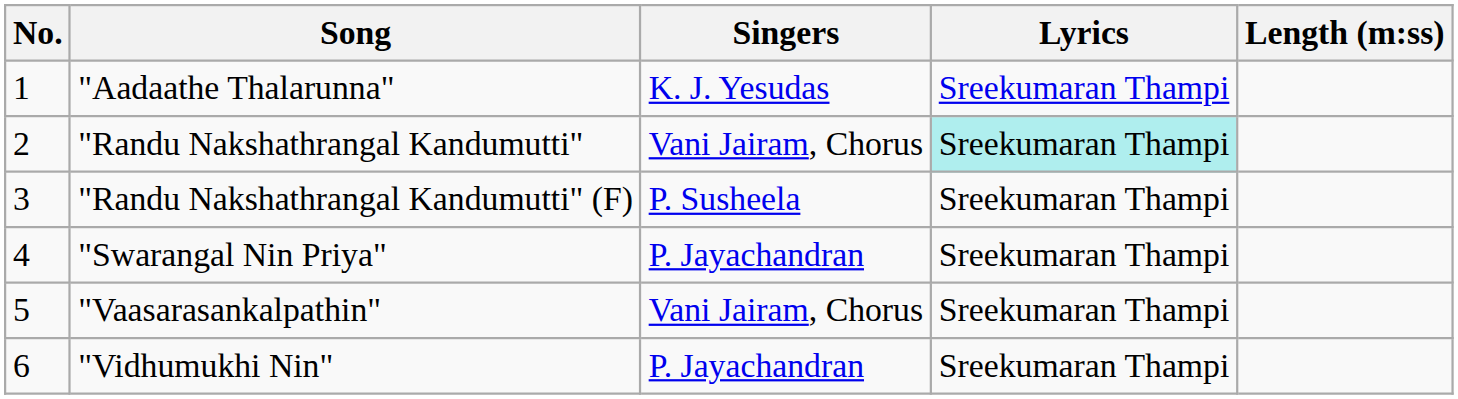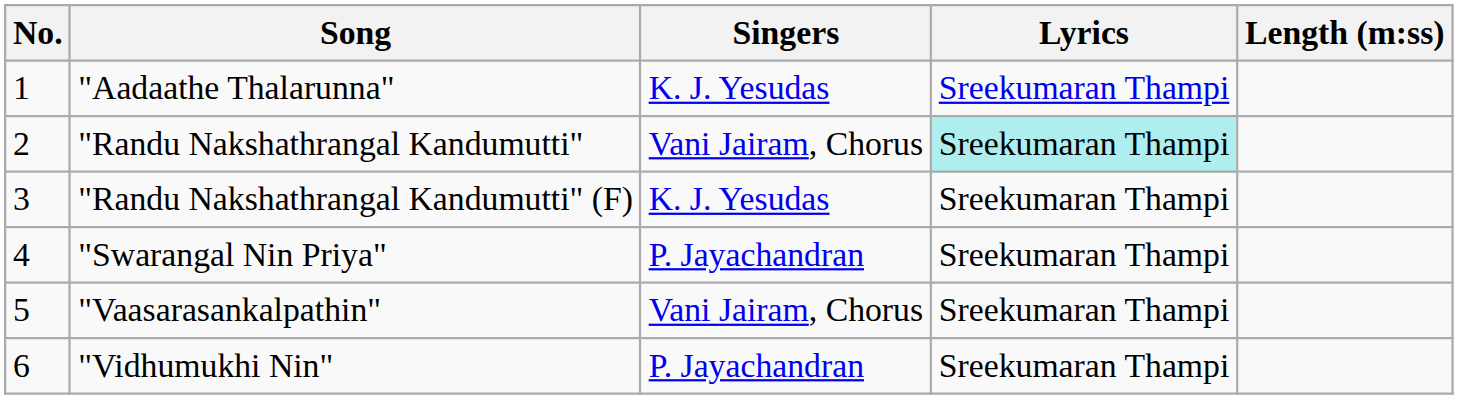(725, 199) P. Susheela -> (739, 199) K. J. Yesudas
